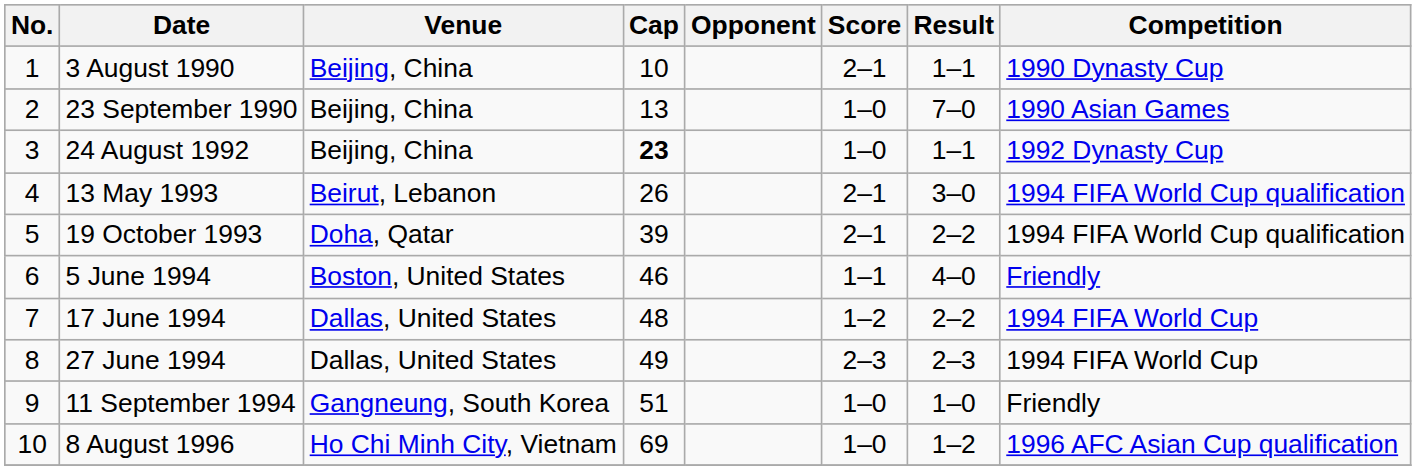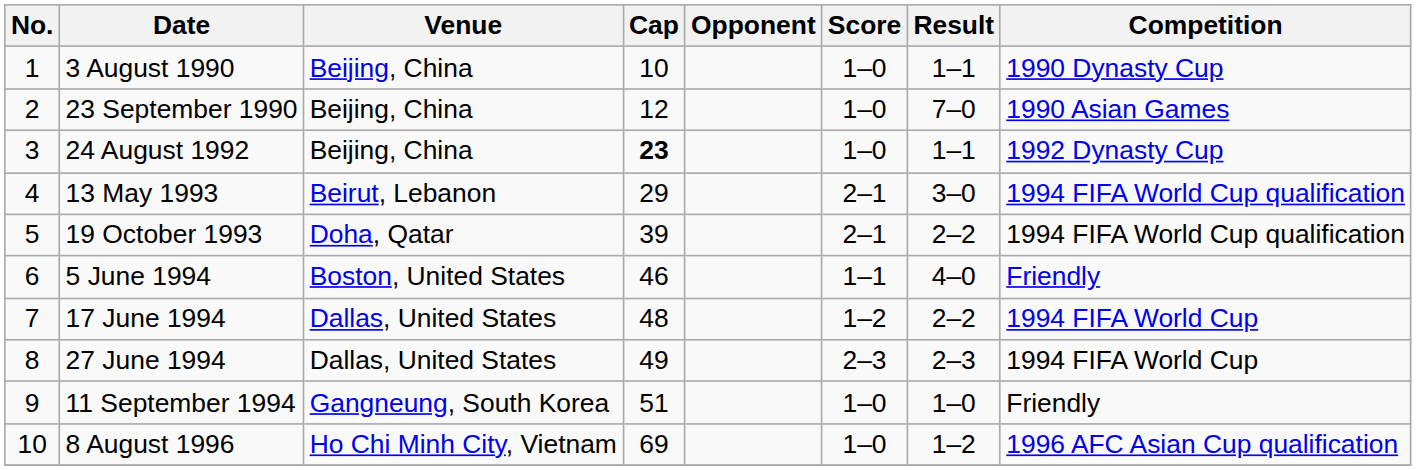(865, 67) 2–1 -> (865, 67) 1–0
(654, 109) 13 -> (654, 109) 12
(654, 192) 26 -> (654, 192) 29
